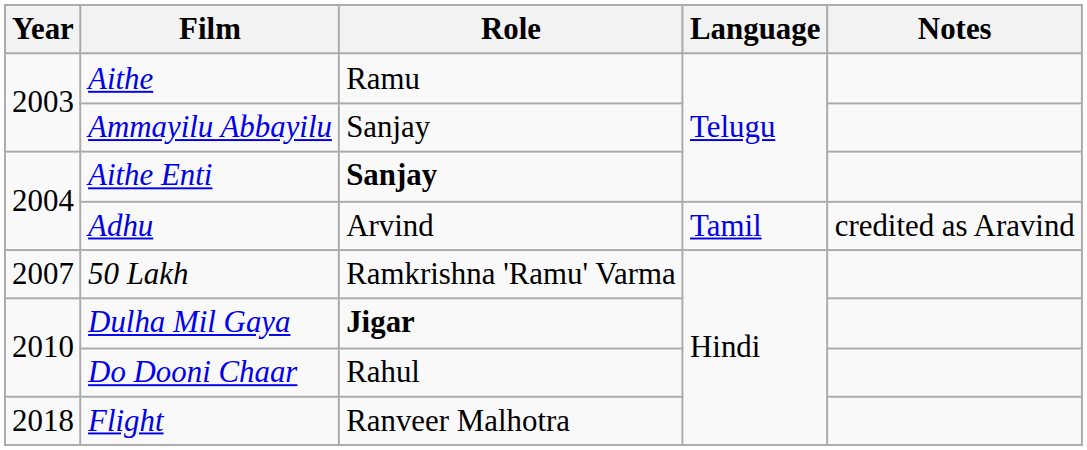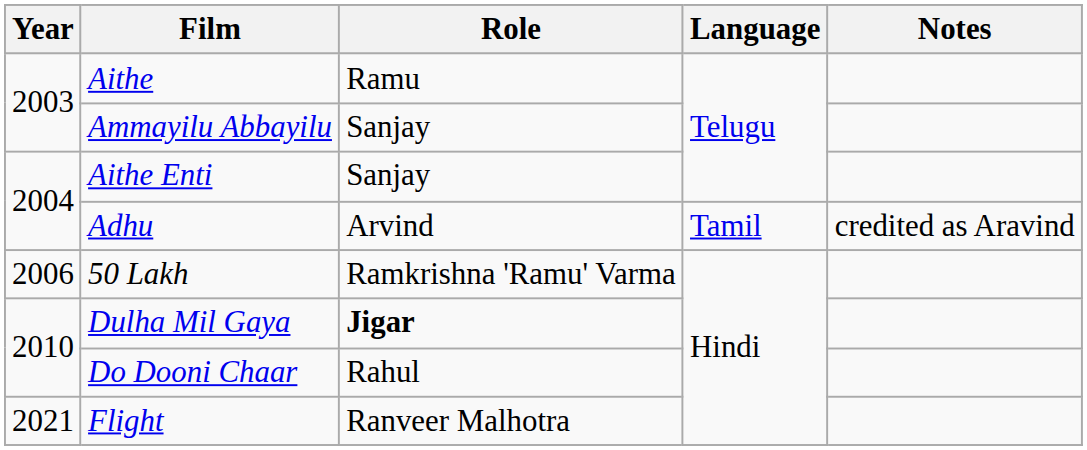(392, 175) bold -> (388, 175) normal
(43, 273) 2007 -> (43, 273) 2006
(43, 420) 2018 -> (43, 420) 2021
